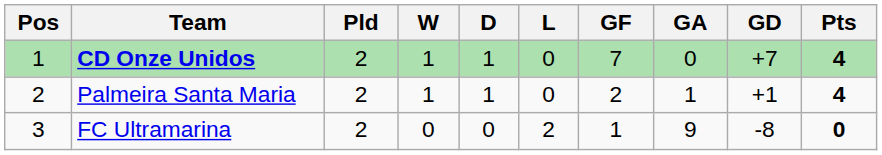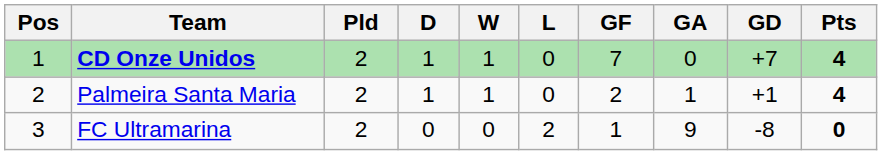columns swapped: (428, 22) <-> (488, 22)
